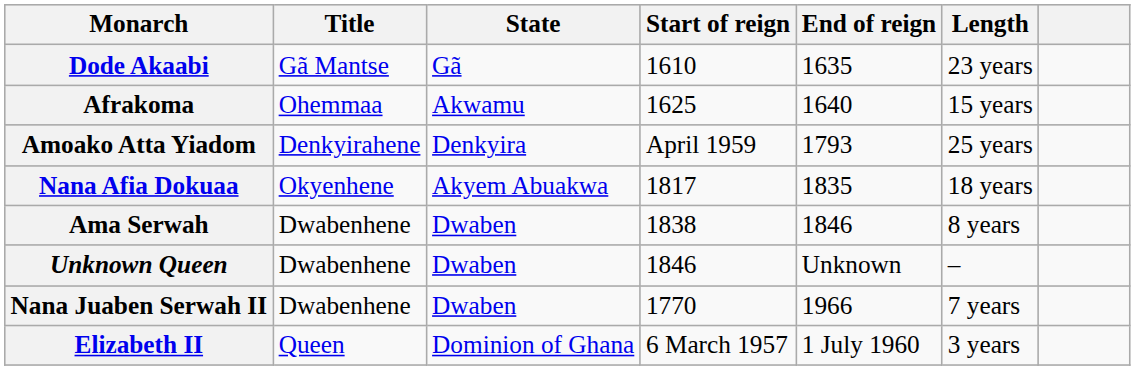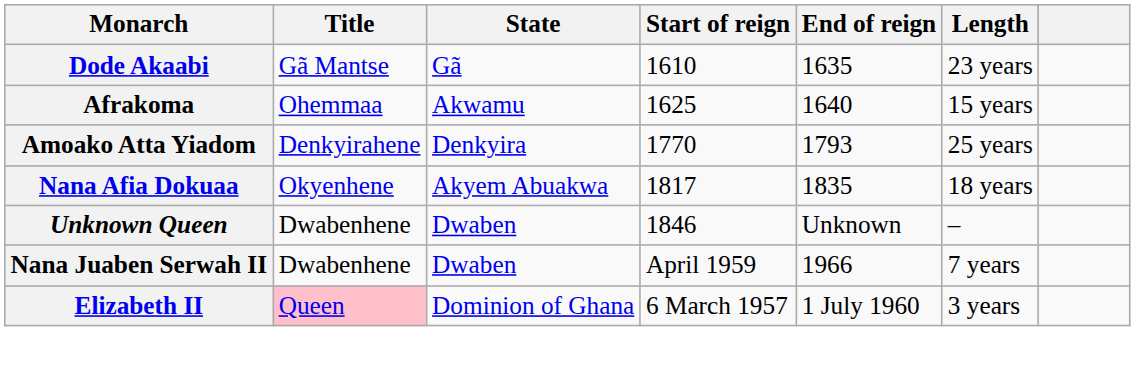(701, 144) April 1959 -> (671, 144) 1770
- row: (139, 225)
(671, 305) 1770 -> (701, 265) April 1959
(312, 345) no background -> (312, 305) pink background
